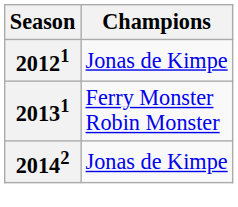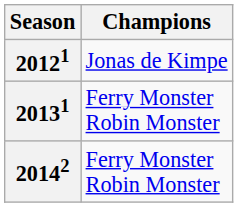(157, 161) Jonas de Kimpe -> (153, 171) Ferry Monster Robin Monster
